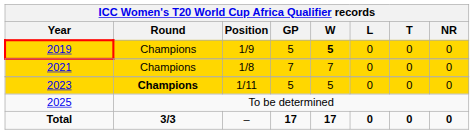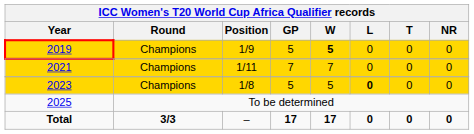(247, 67) 1/8 -> (247, 67) 1/11
(168, 85) bold -> (168, 85) normal
(247, 85) 1/11 -> (247, 85) 1/8
(370, 85) normal -> (370, 85) bold
